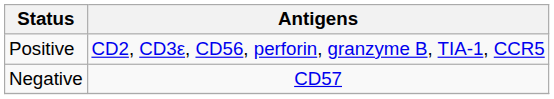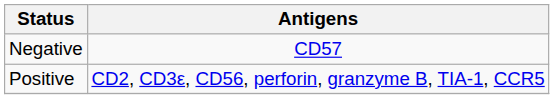rows swapped: (42, 49) <-> (46, 78)
